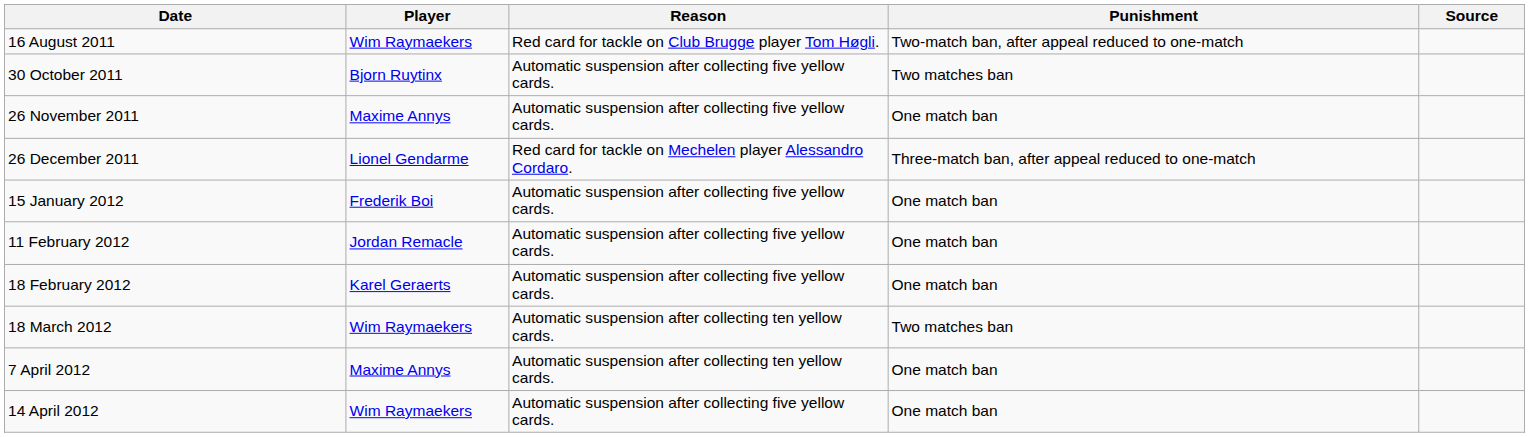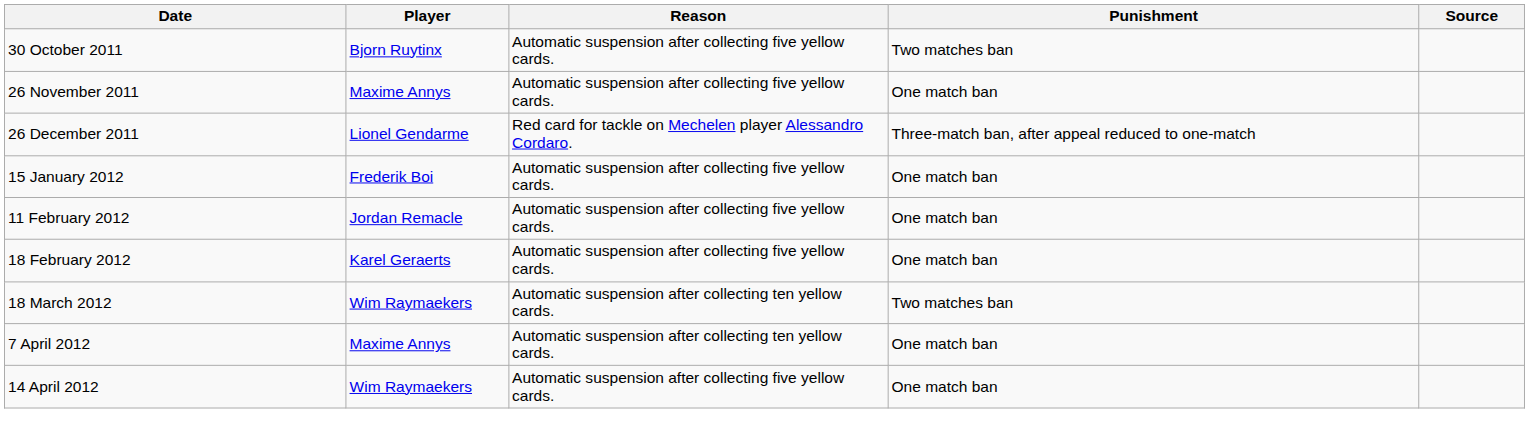- row: (61, 41)
